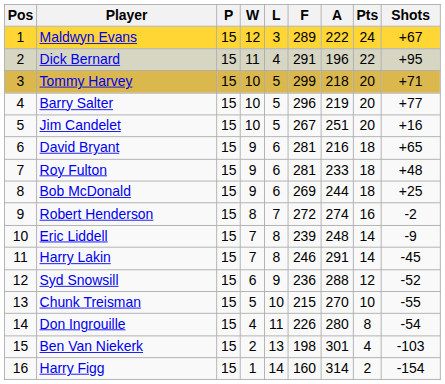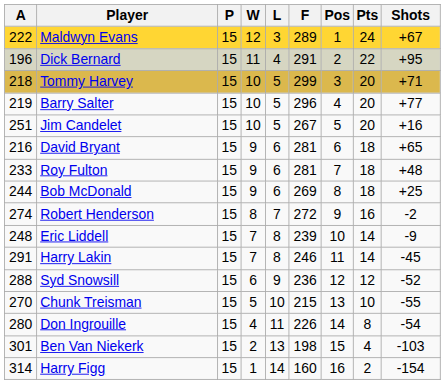columns swapped: (20, 15) <-> (337, 15)
